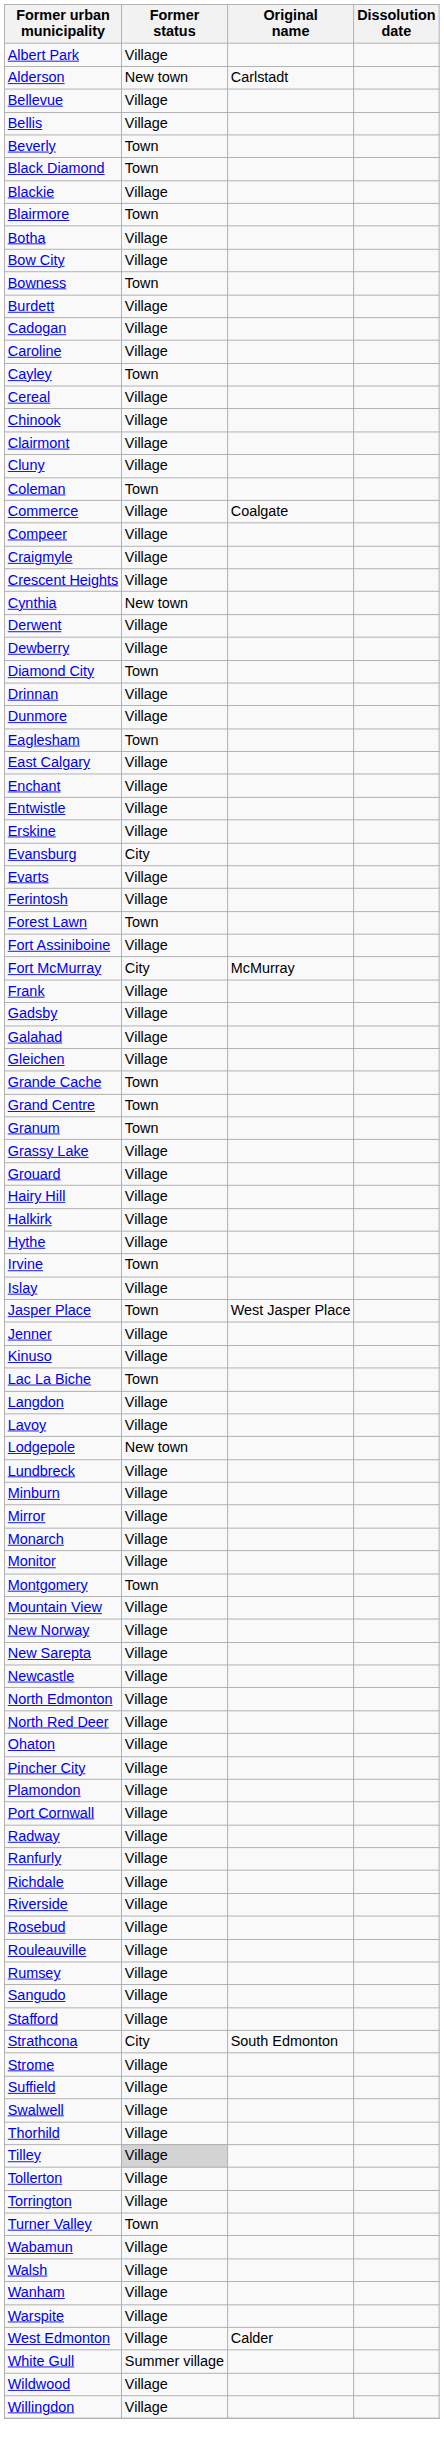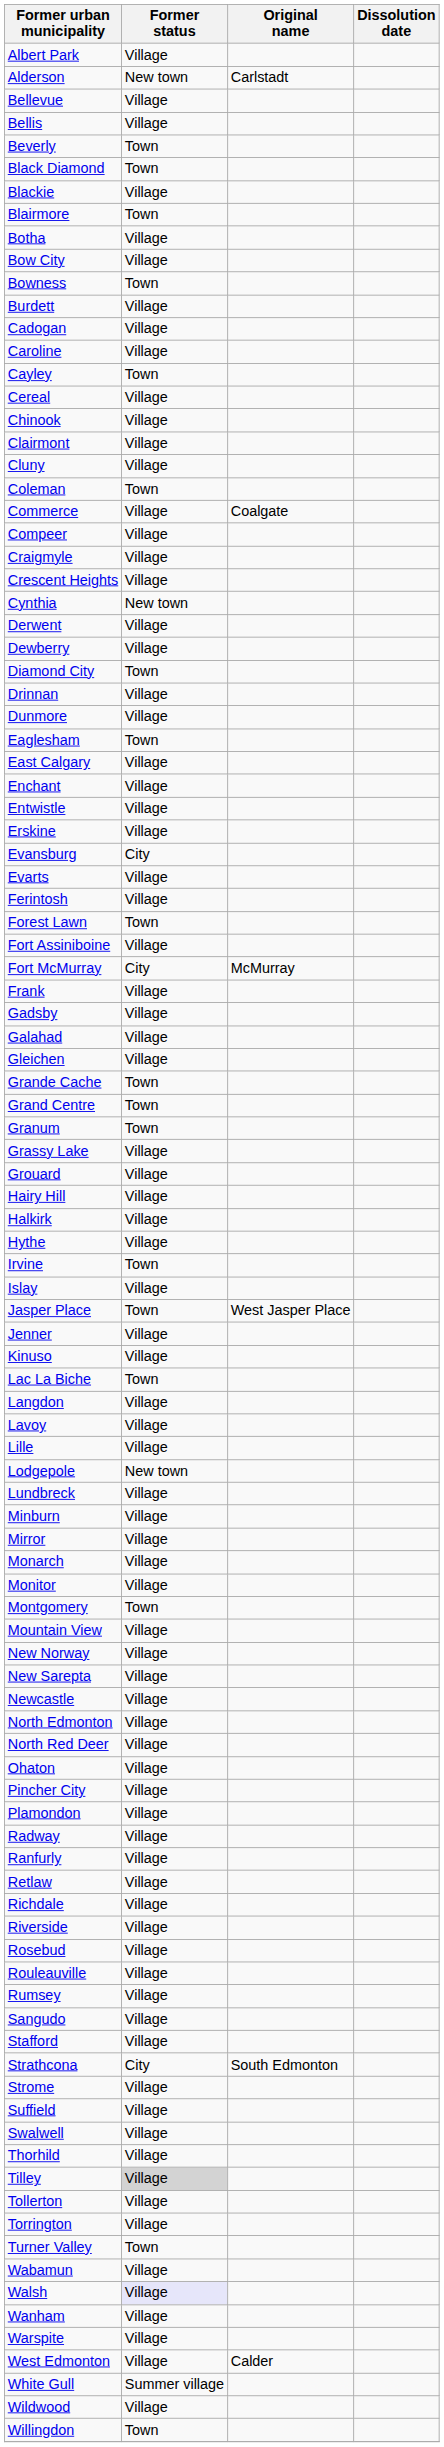+ row: (21, 1448)
- row: (51, 1813)
+ row: (30, 1881)
(146, 2270) no background -> (146, 2293) lavender background
(146, 2407) Village -> (142, 2430) Town
